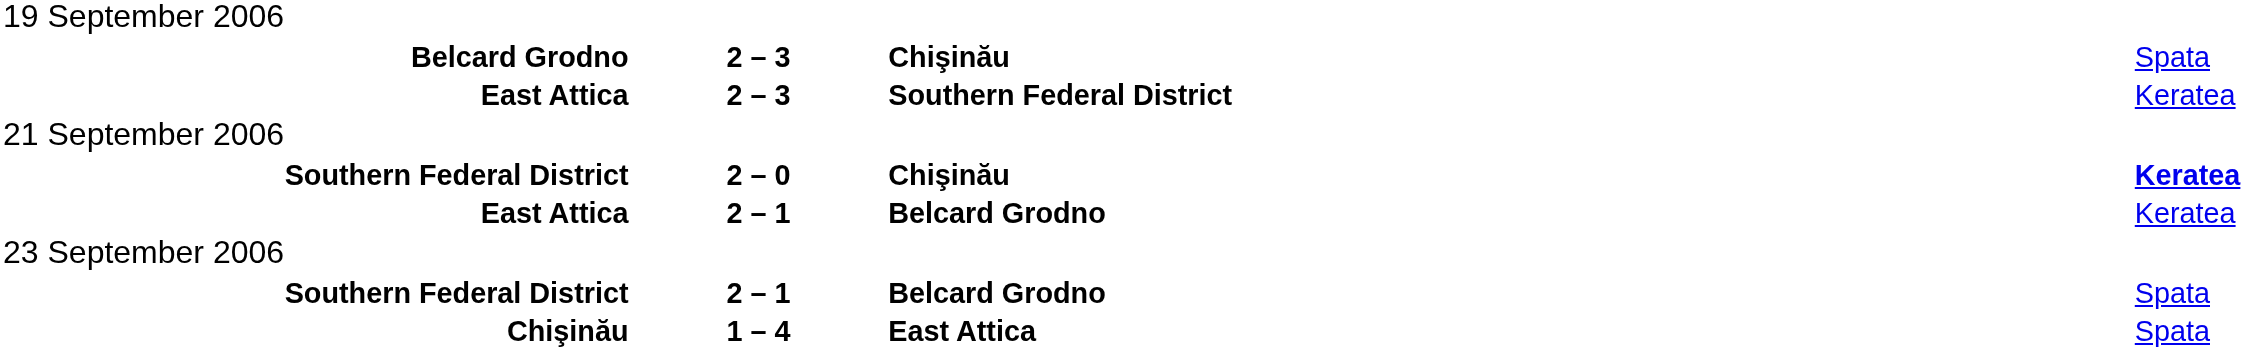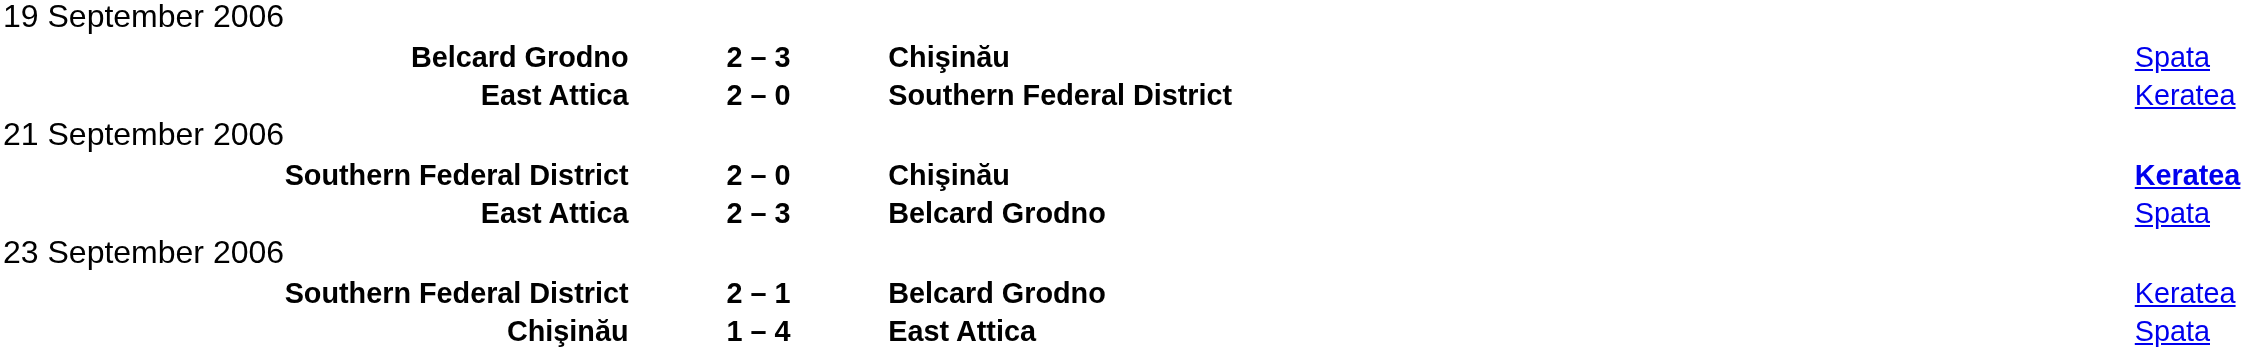(758, 95) 2 – 3 -> (758, 95) 2 – 0
(758, 213) 2 – 1 -> (758, 213) 2 – 3
(2185, 213) Keratea -> (2172, 213) Spata
(2172, 293) Spata -> (2185, 293) Keratea
